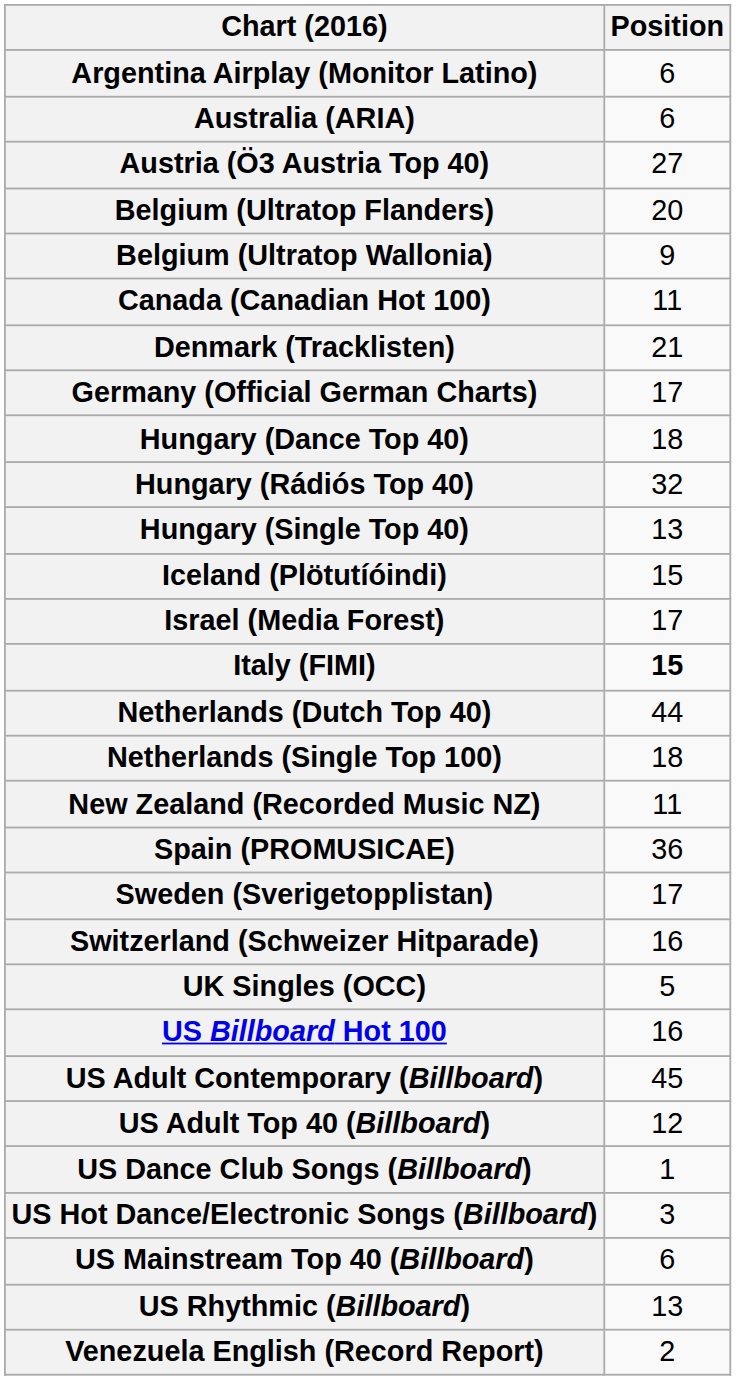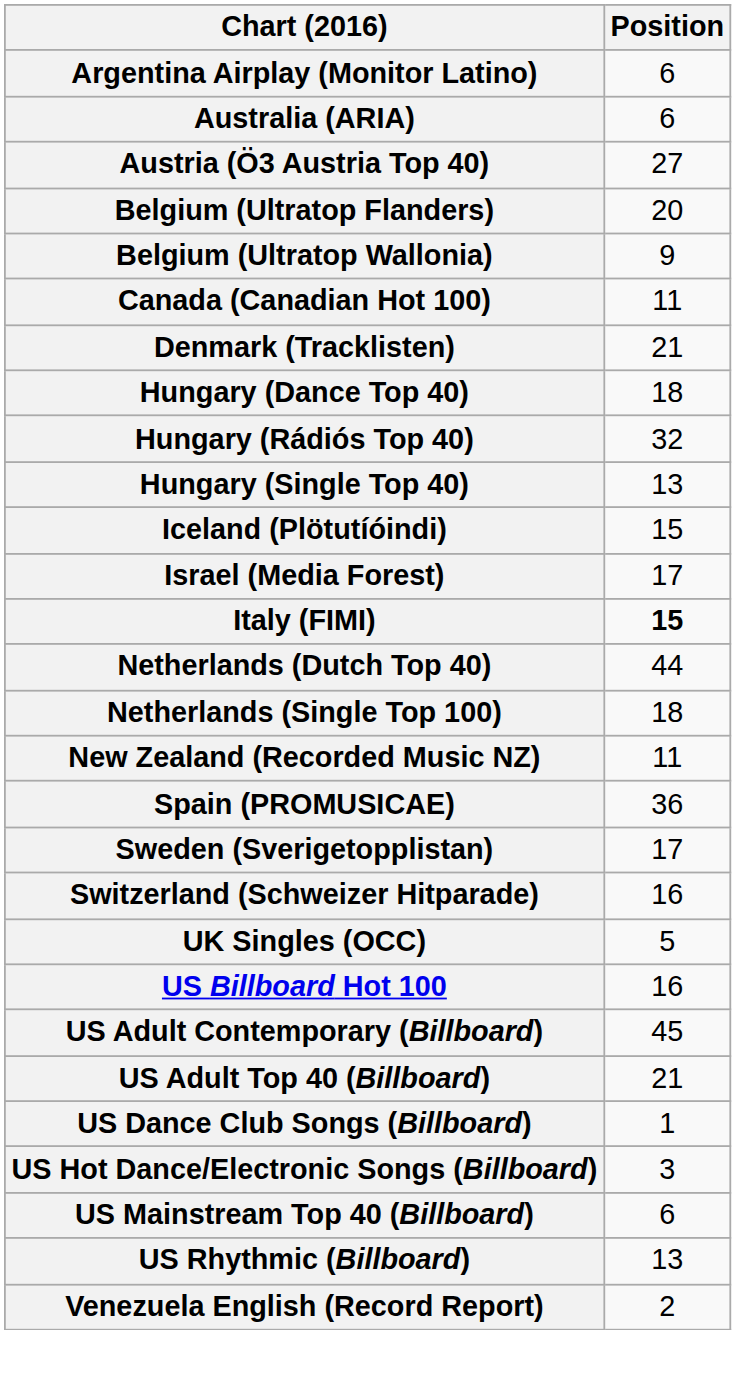- row: (304, 392)
(667, 1123) 12 -> (667, 1077) 21
